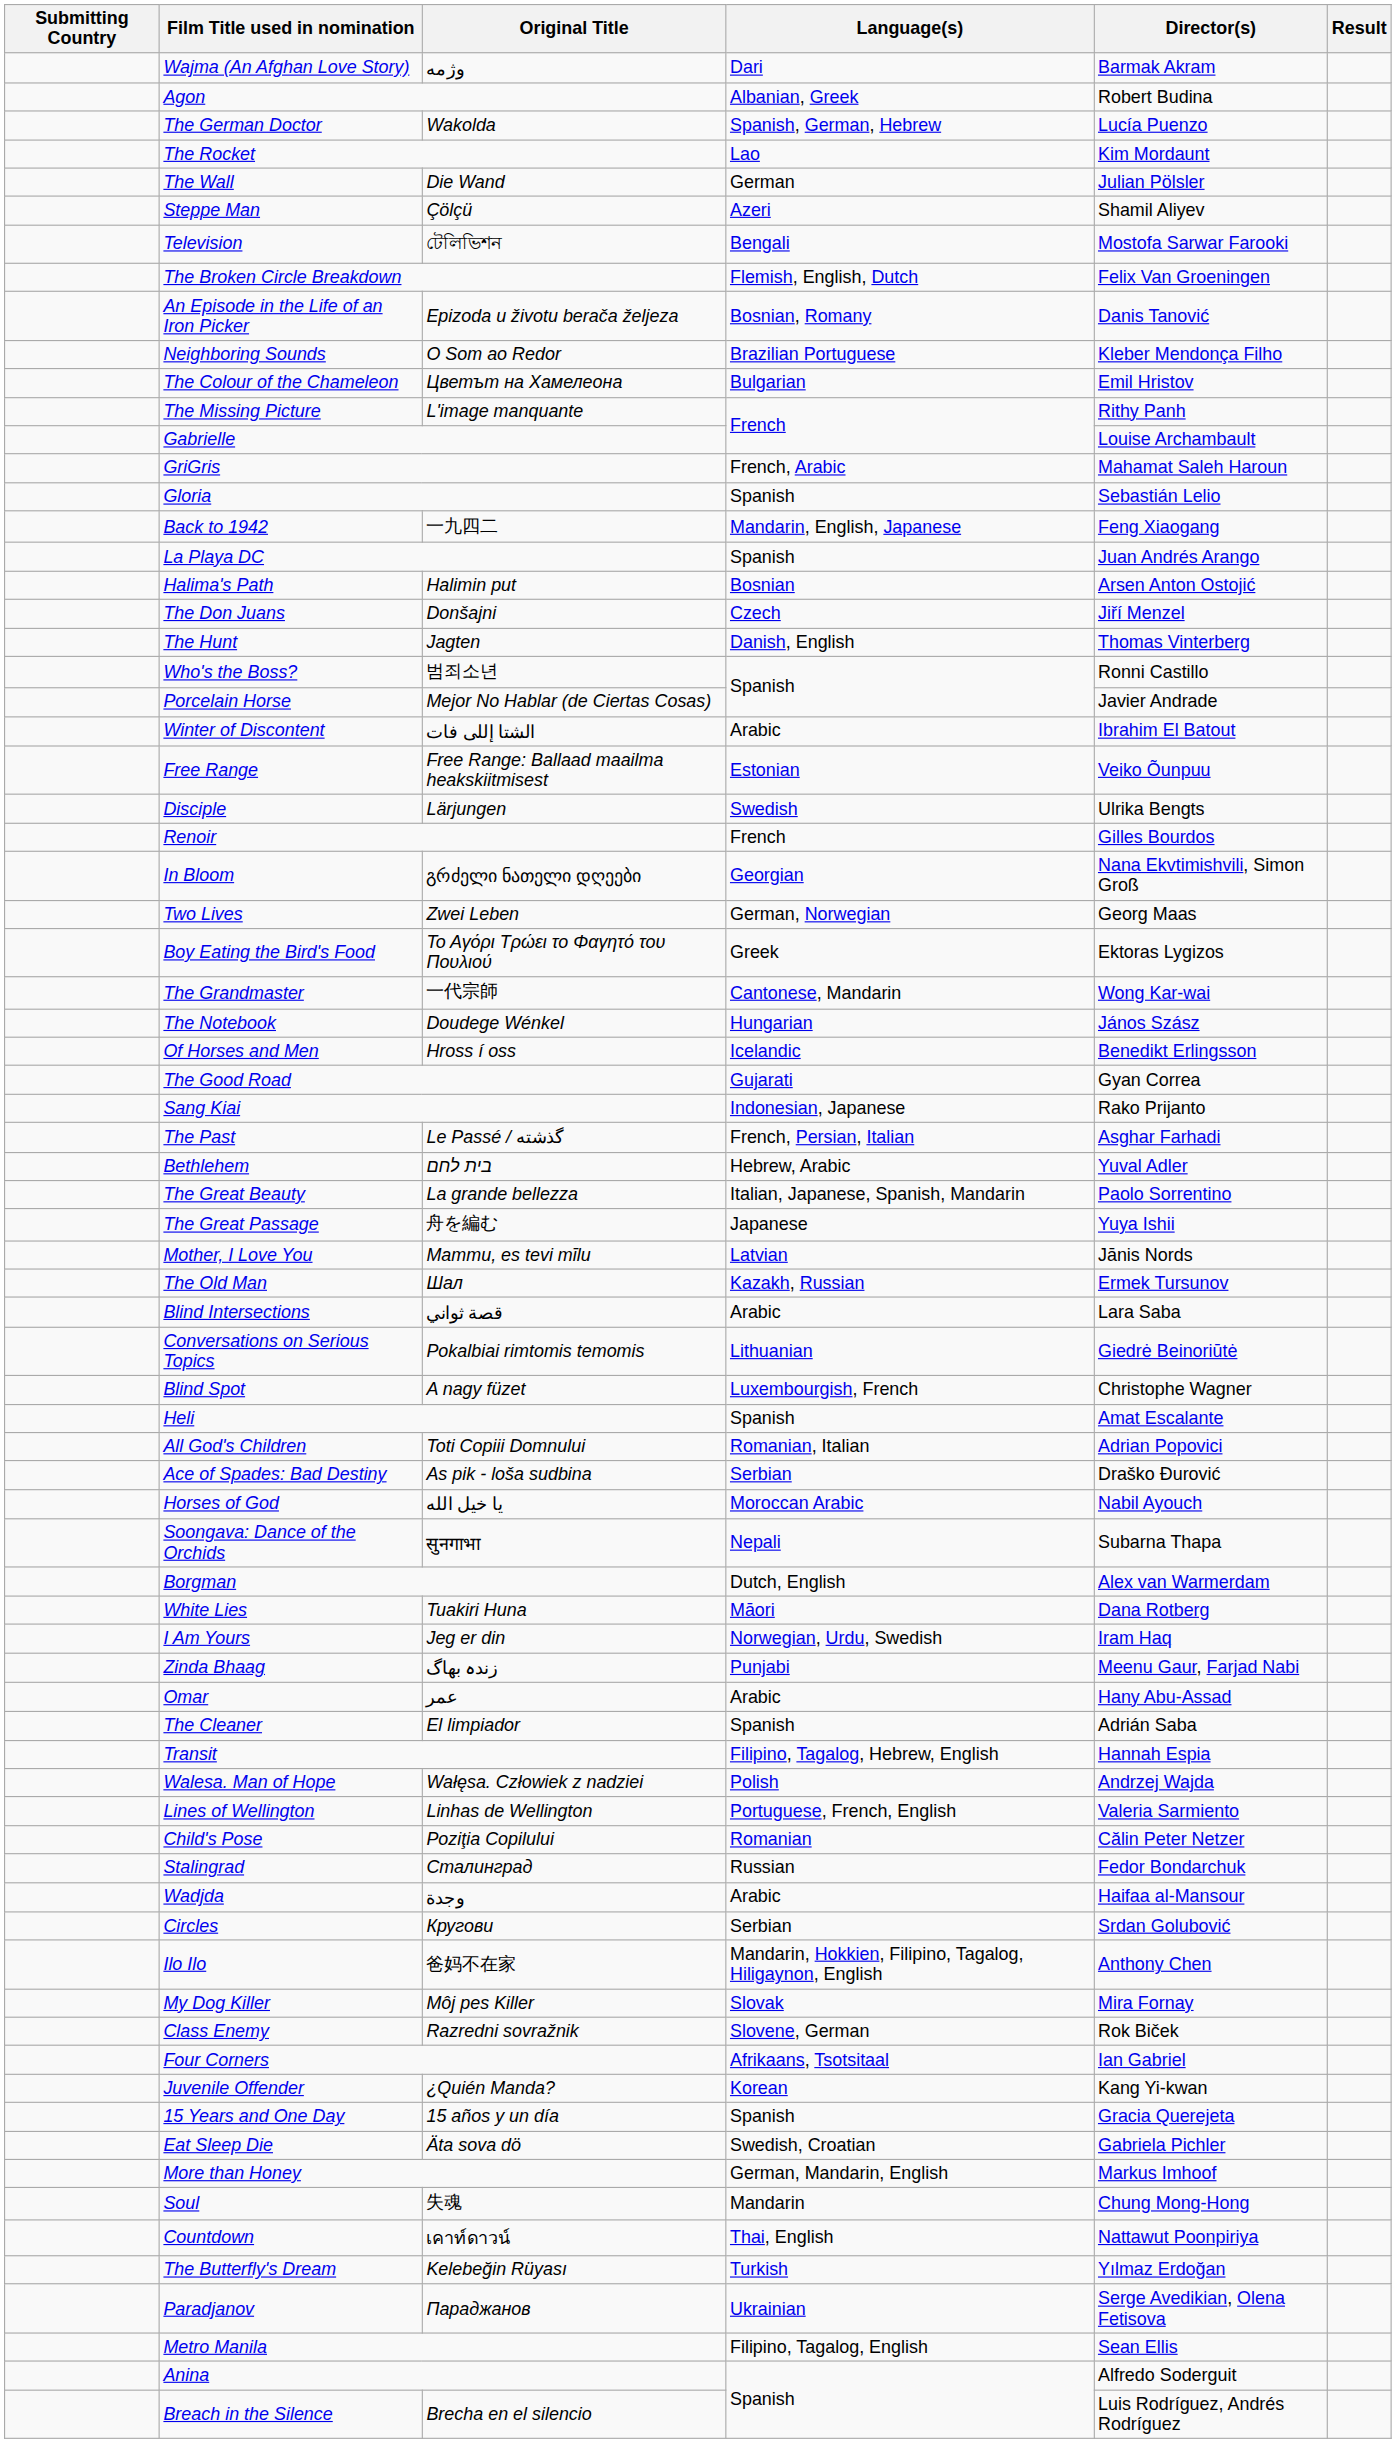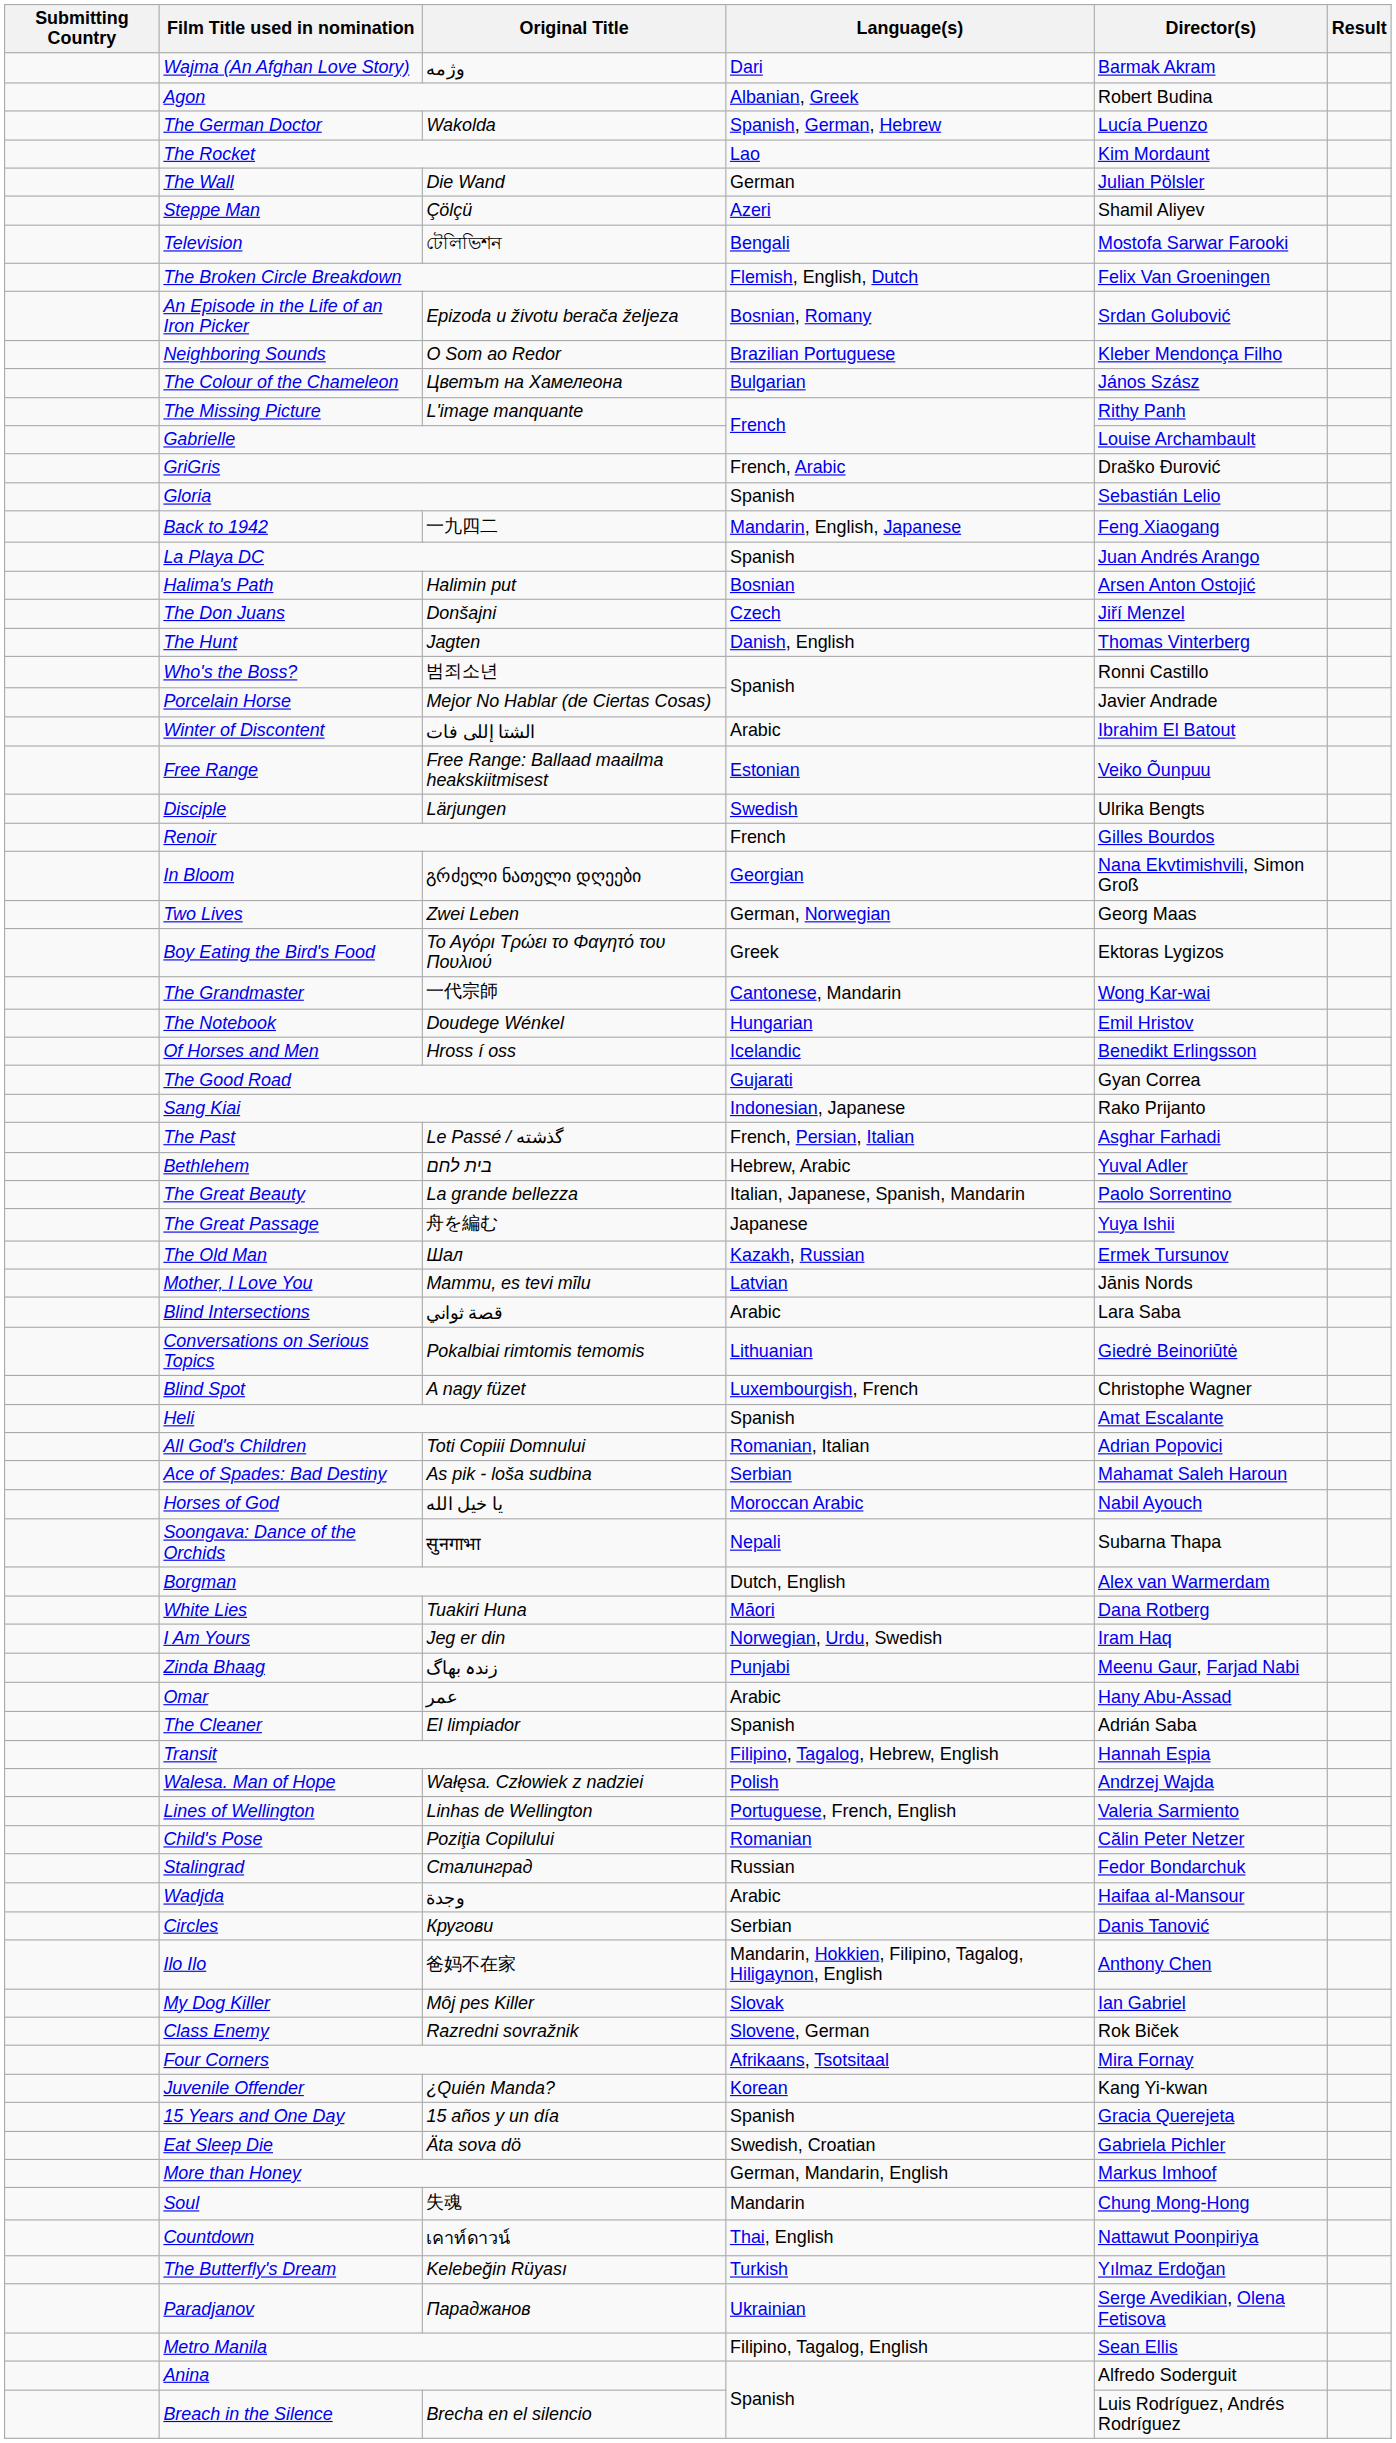(1154, 315) Danis Tanović -> (1164, 315) Srdan Golubović
(1146, 382) Emil Hristov -> (1149, 382) János Szász
(1193, 468) Mahamat Saleh Haroun -> (1159, 468) Draško Đurović
(1149, 1022) János Szász -> (1146, 1022) Emil Hristov
rows swapped: (215, 1283) <-> (238, 1254)
(1159, 1474) Draško Đurović -> (1193, 1474) Mahamat Saleh Haroun
(1164, 1925) Srdan Golubović -> (1154, 1925) Danis Tanović
(1146, 2002) Mira Fornay -> (1142, 2002) Ian Gabriel
(1142, 2059) Ian Gabriel -> (1146, 2059) Mira Fornay
